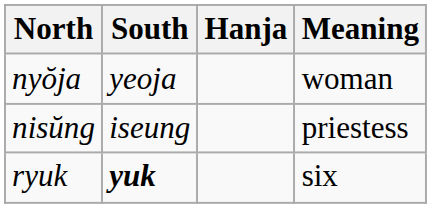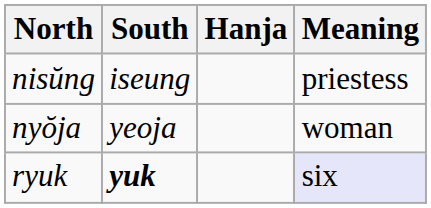rows swapped: (54, 127) <-> (47, 78)
(320, 176) no background -> (320, 176) lavender background
